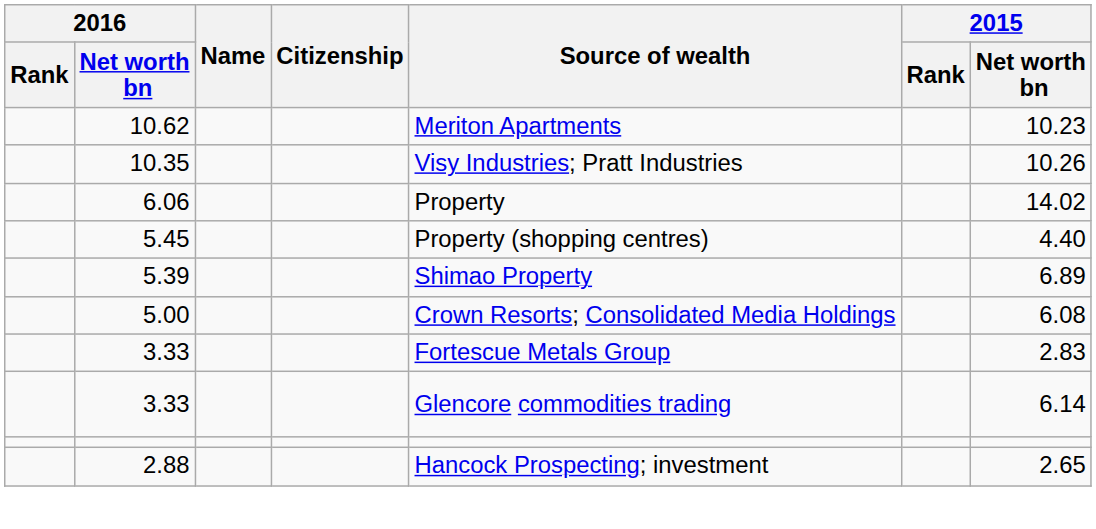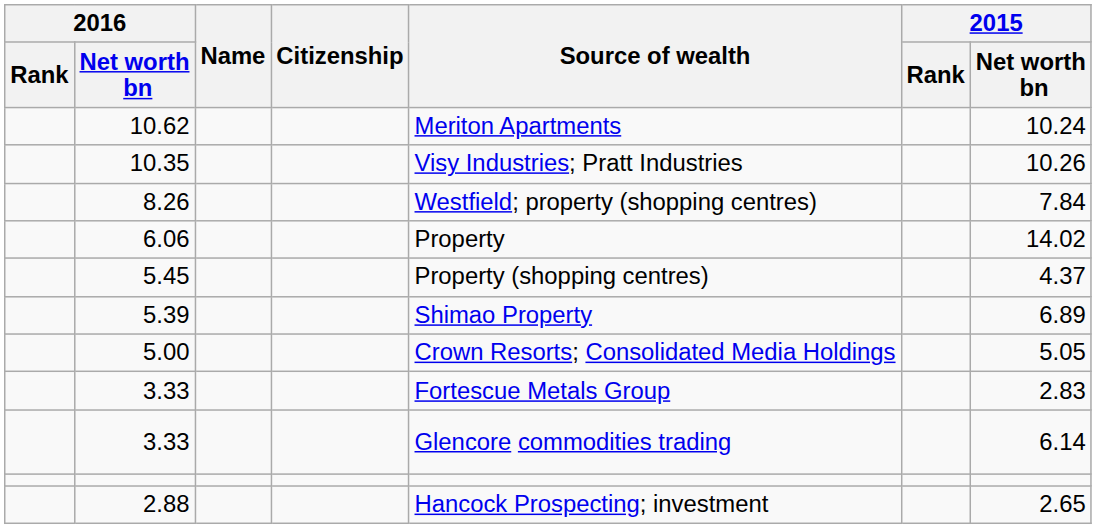(1056, 125) 10.23 -> (1056, 125) 10.24
+ row: (39, 202)
(1063, 239) 4.40 -> (1063, 277) 4.37
(1063, 314) 6.08 -> (1063, 352) 5.05
